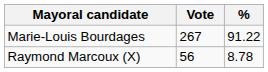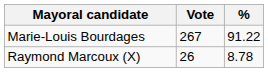(187, 57) 56 -> (187, 57) 26
